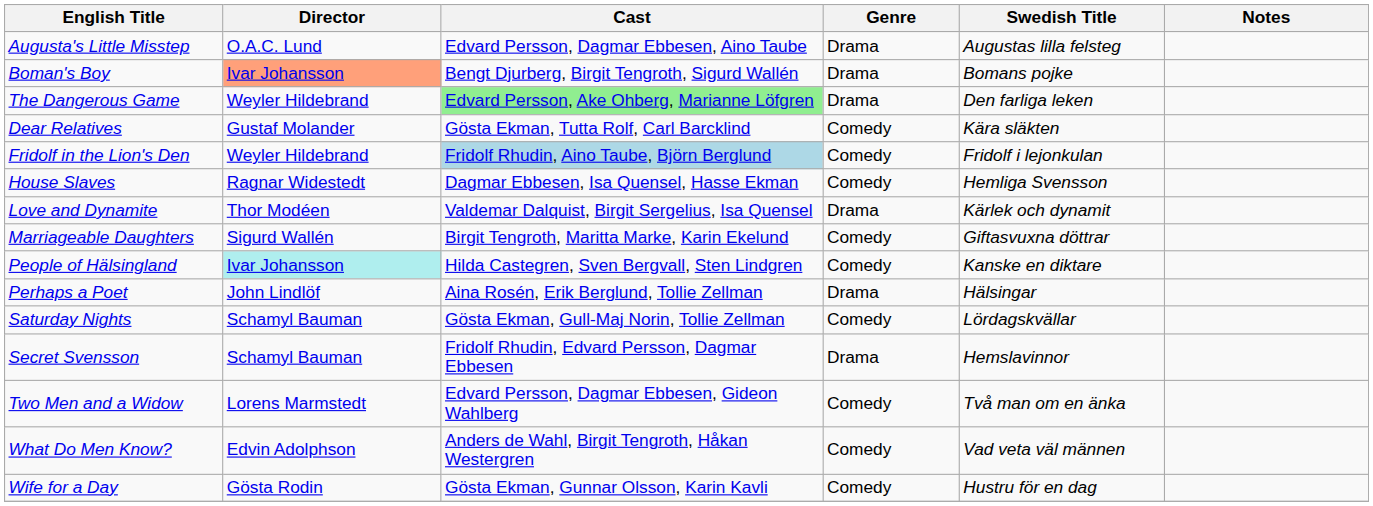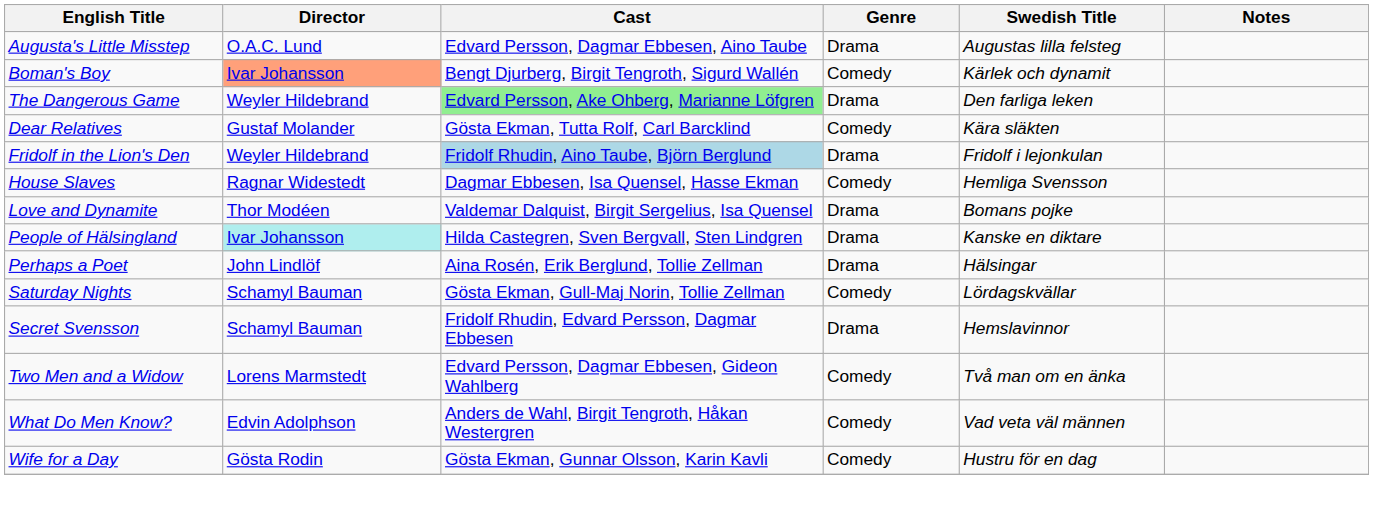(853, 73) Drama -> (859, 73) Comedy
(1018, 73) Bomans pojke -> (1037, 73) Kärlek och dynamit
(859, 155) Comedy -> (853, 155) Drama
(1037, 210) Kärlek och dynamit -> (1018, 210) Bomans pojke
- row: (101, 237)
(859, 264) Comedy -> (853, 237) Drama
